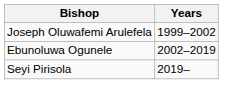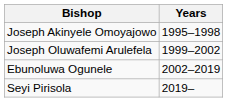+ row: (82, 32)
